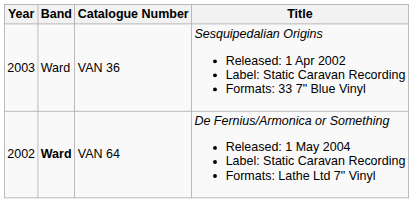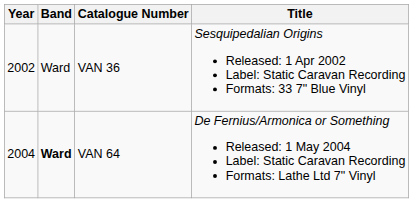(21, 67) 2003 -> (21, 67) 2002
(21, 154) 2002 -> (21, 154) 2004
